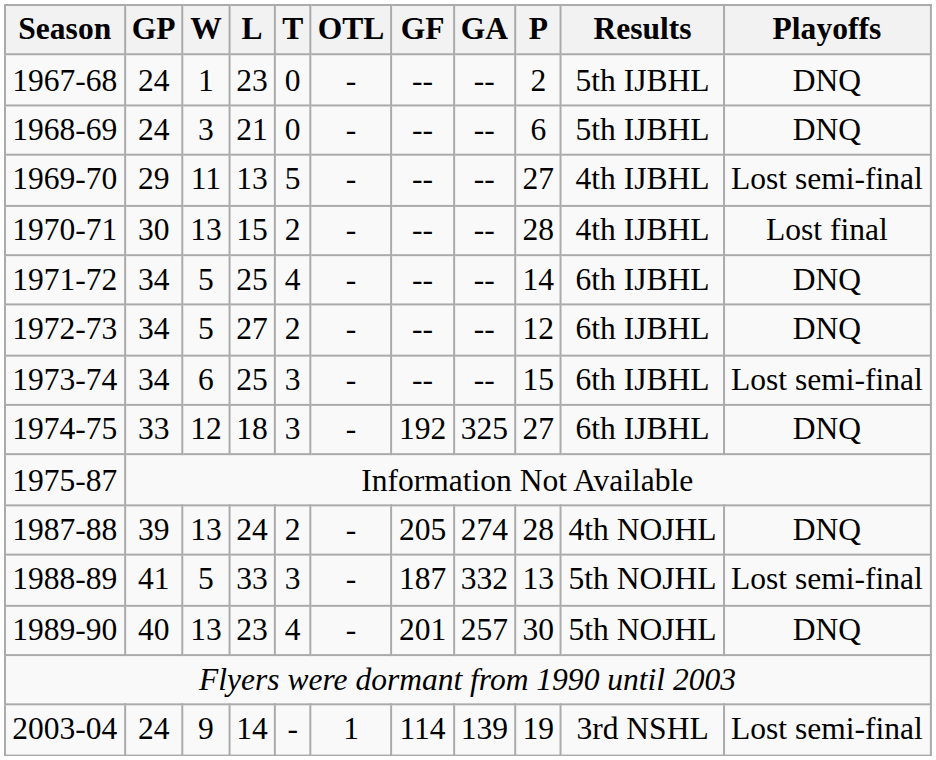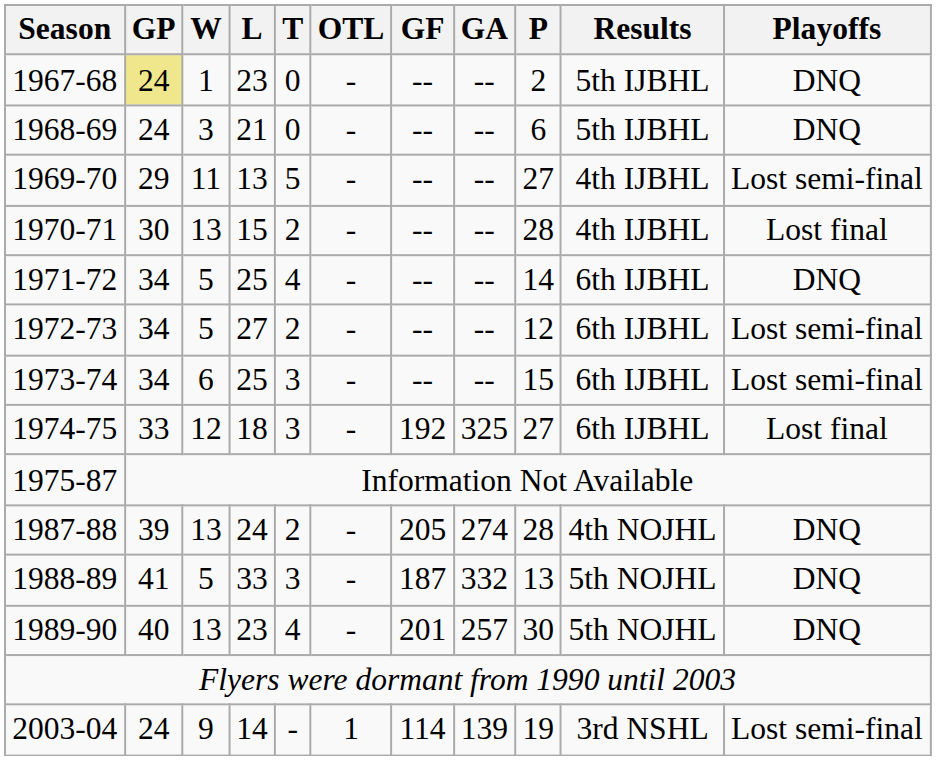(154, 79) no background -> (154, 79) khaki background
(827, 329) DNQ -> (827, 329) Lost semi-final
(827, 429) DNQ -> (827, 429) Lost final
(827, 579) Lost semi-final -> (827, 579) DNQ
